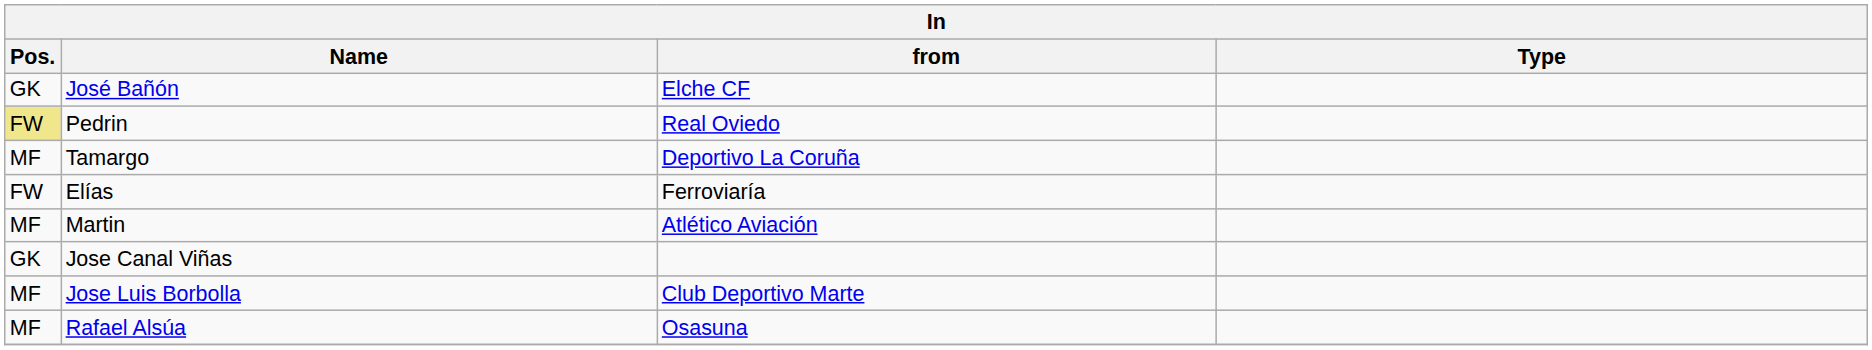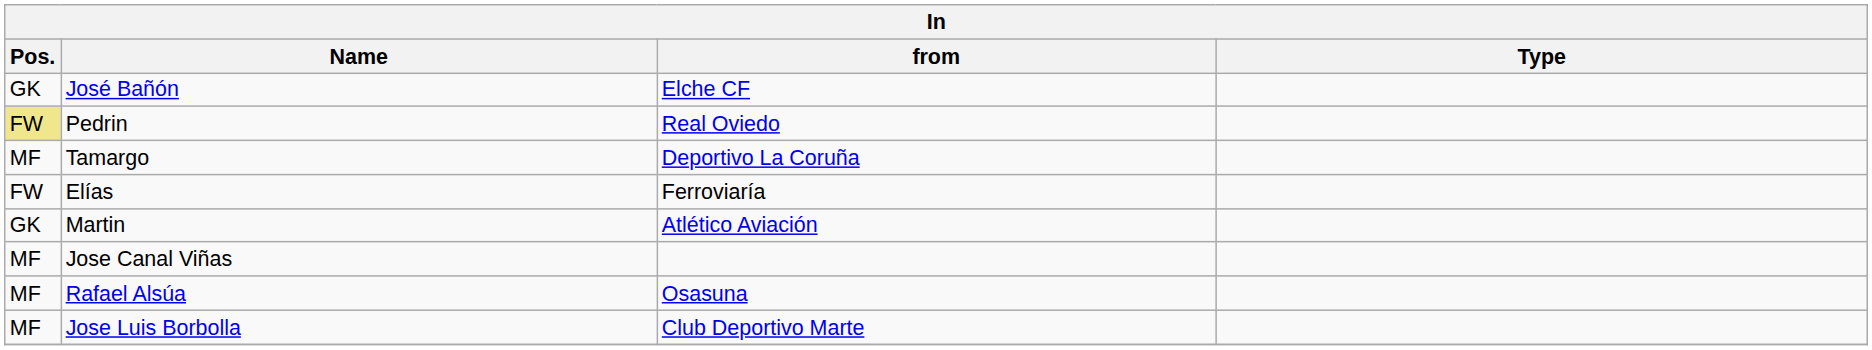(25, 225) MF -> (25, 225) GK
(25, 259) GK -> (25, 259) MF
rows swapped: (126, 327) <-> (153, 293)
